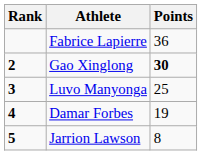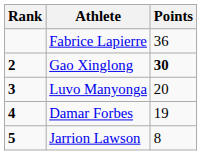(161, 89) 25 -> (161, 89) 20
